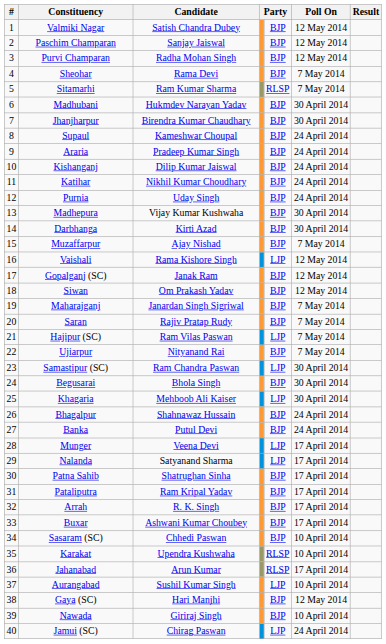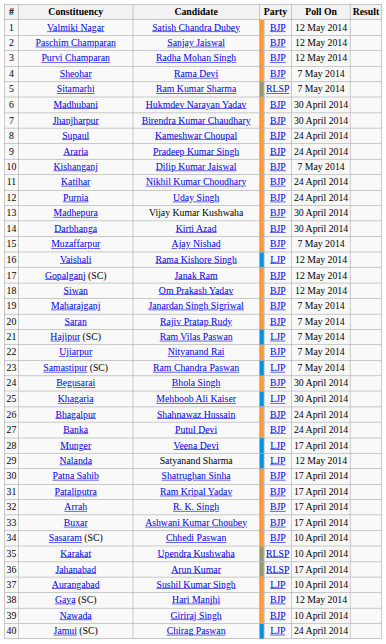(321, 167) 24 April 2014 -> (321, 167) 7 May 2014
(321, 368) 30 April 2014 -> (321, 368) 7 May 2014
(321, 461) 17 April 2014 -> (321, 461) 12 May 2014
